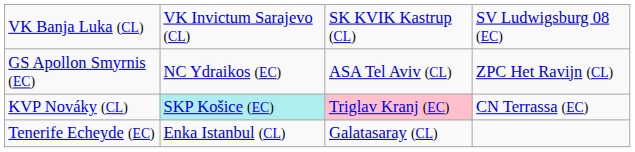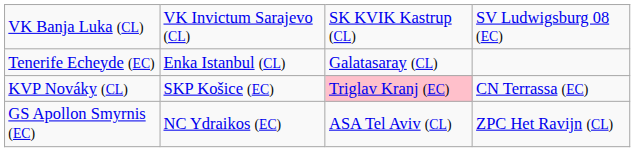rows swapped: (77, 71) <-> (81, 133)
(219, 106) paleturquoise background -> (219, 88) no background
